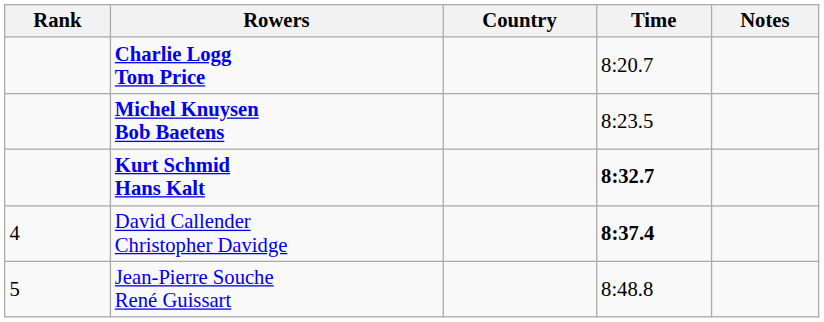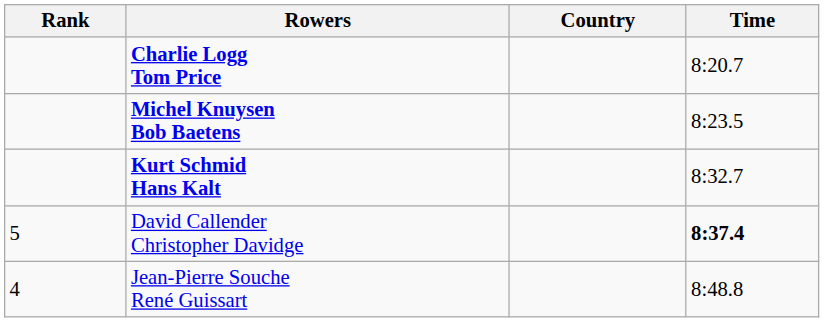- column: (765, 20)
(628, 177) bold -> (717, 177) normal
(15, 233) 4 -> (15, 233) 5
(15, 289) 5 -> (15, 289) 4
